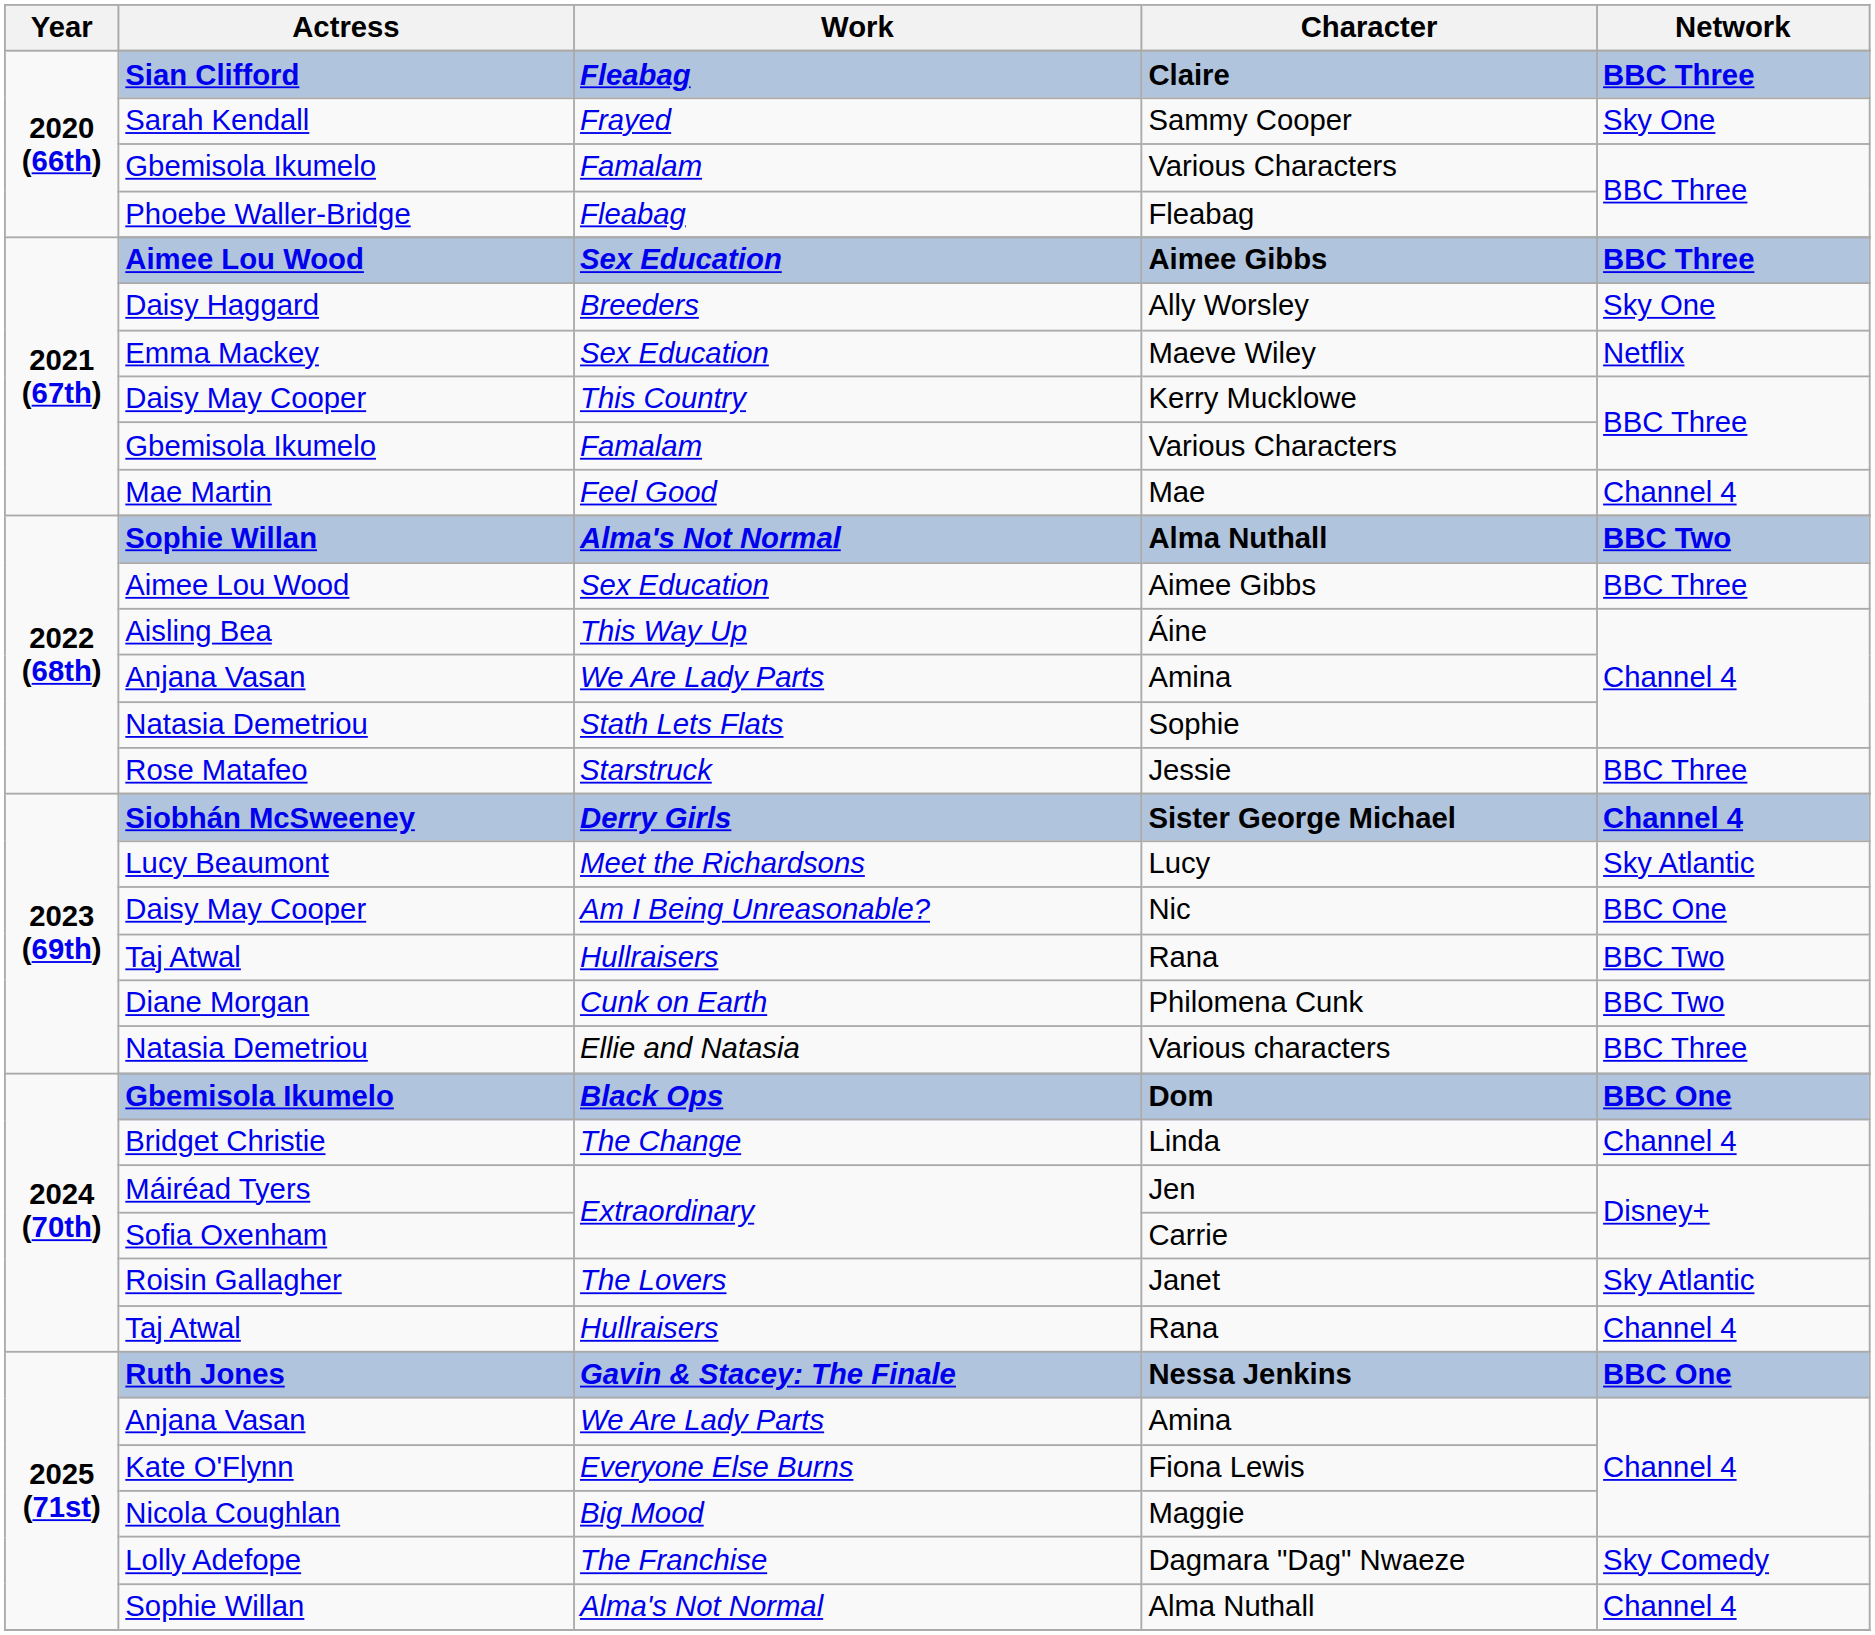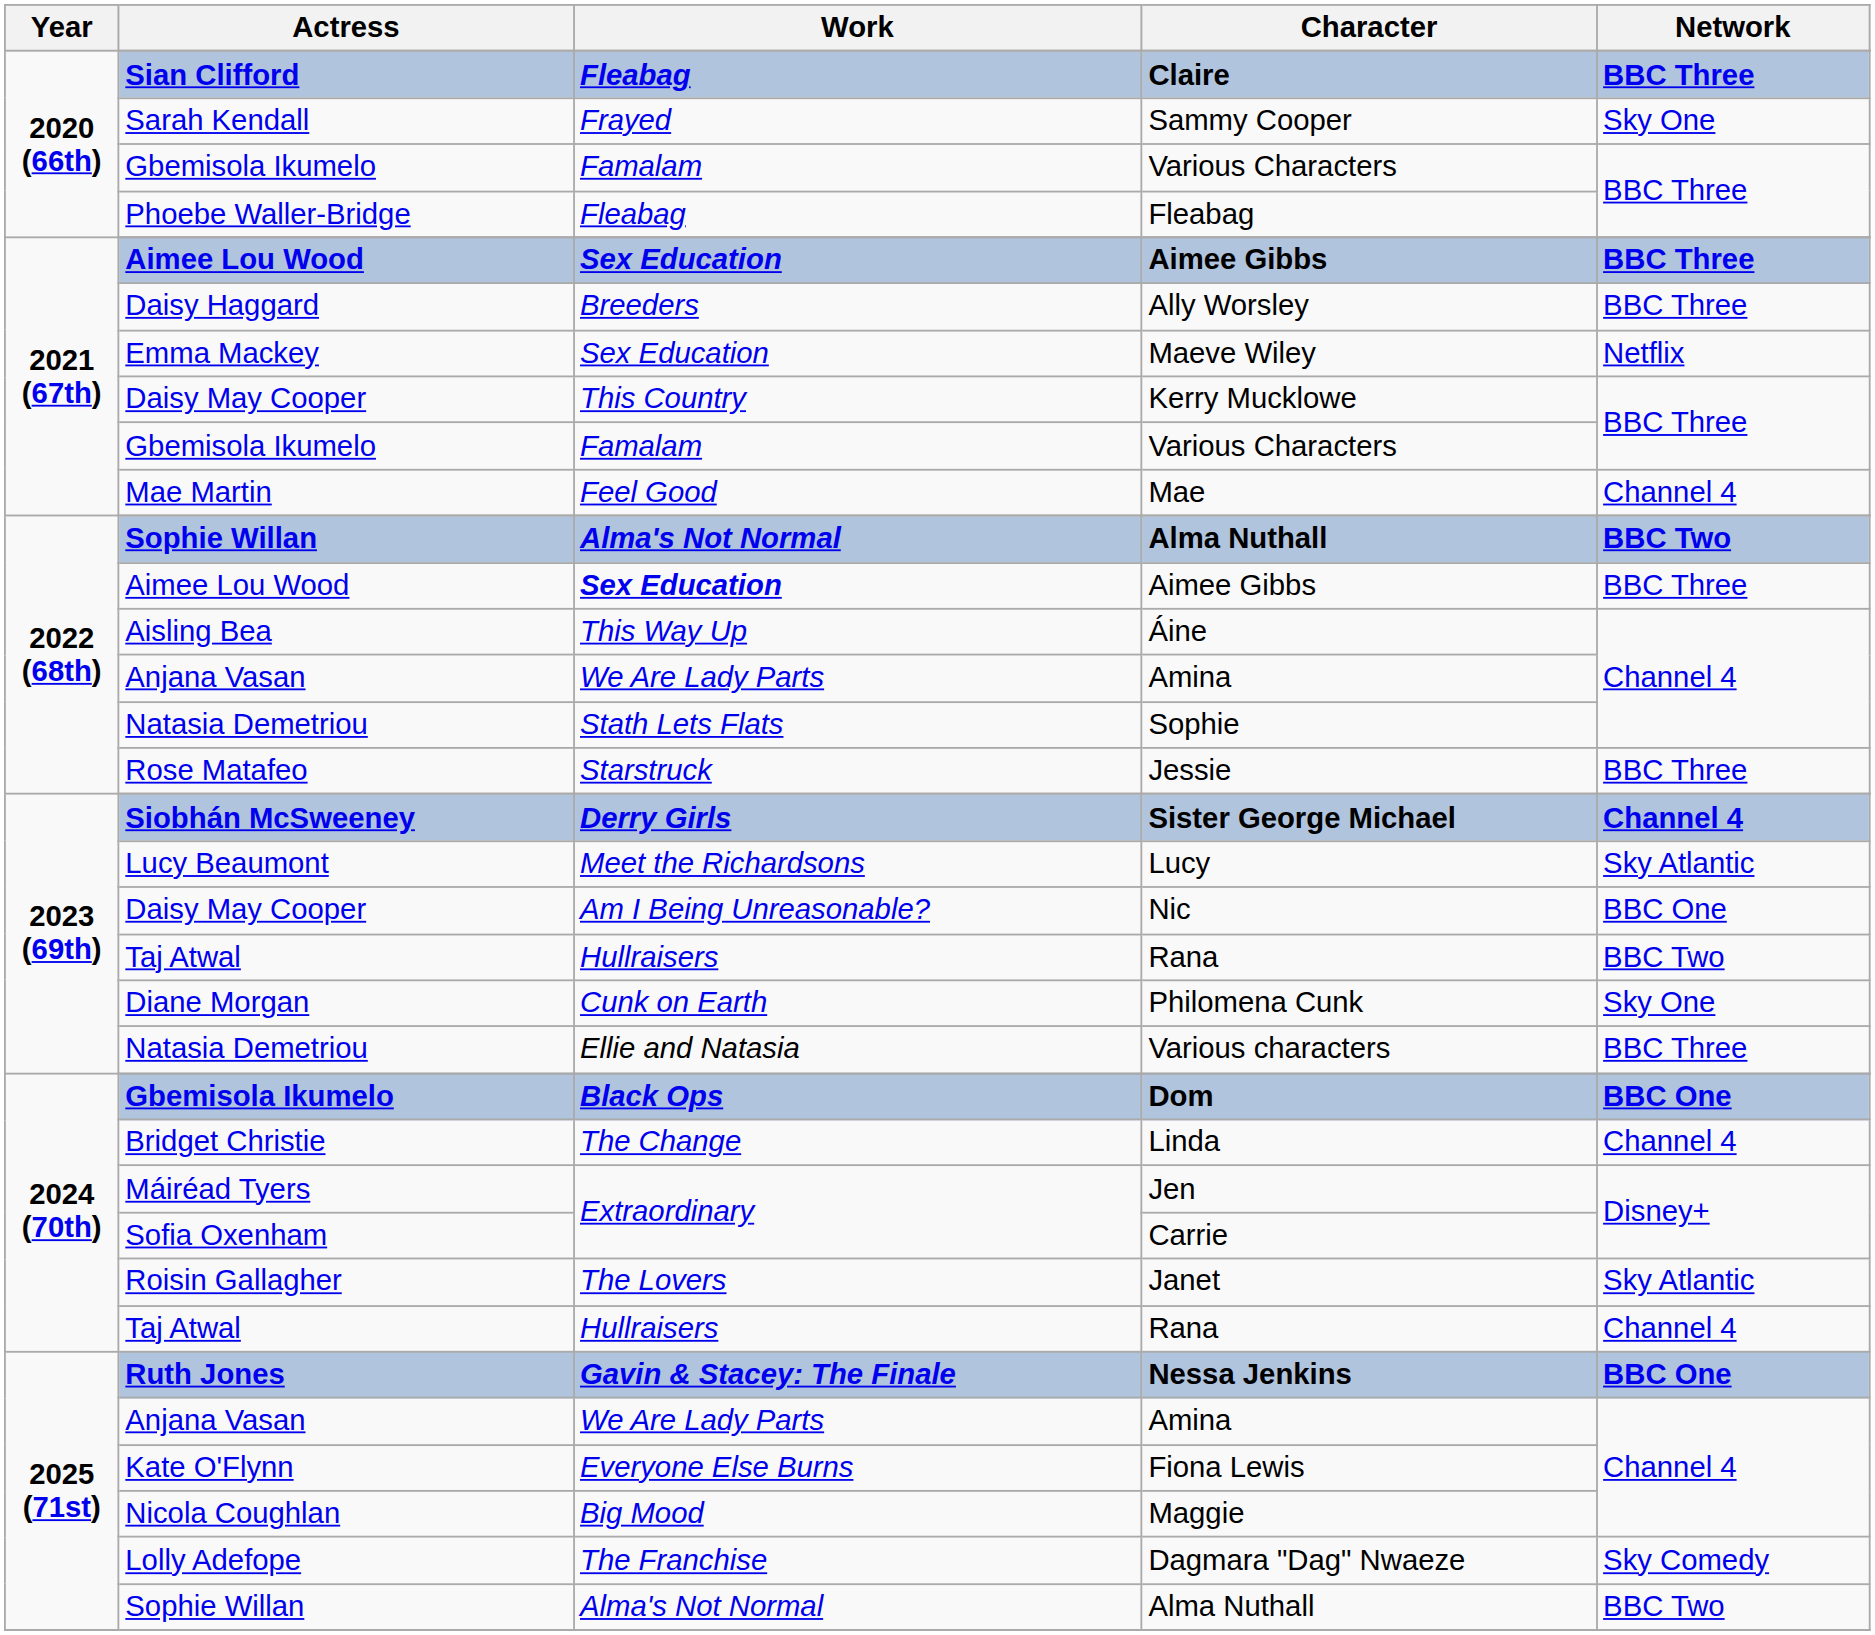(1659, 306) Sky One -> (1675, 306) BBC Three
(674, 584) normal -> (681, 584) bold
(1664, 1002) BBC Two -> (1659, 1002) Sky One
(1670, 1606) Channel 4 -> (1664, 1606) BBC Two
